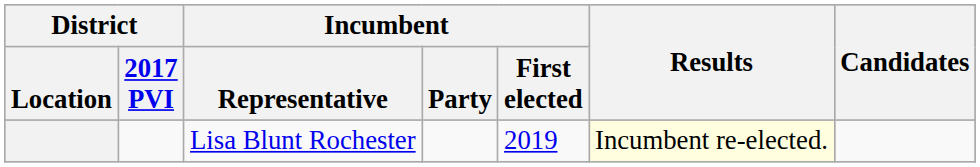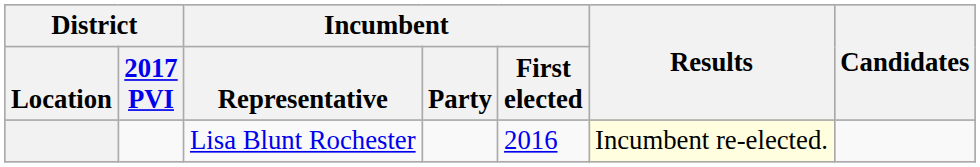(531, 140) 2019 -> (531, 140) 2016
